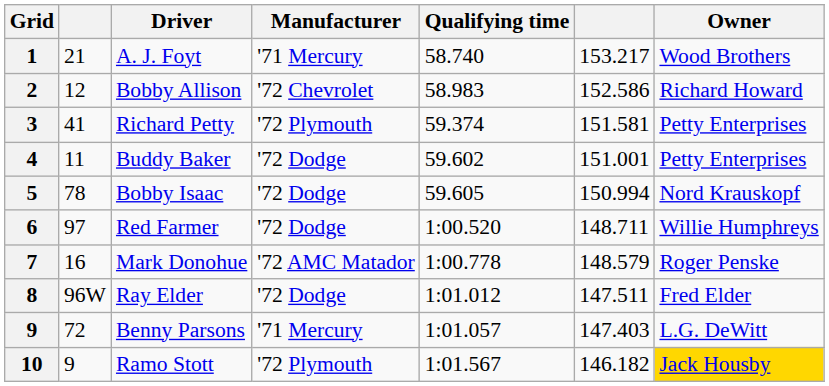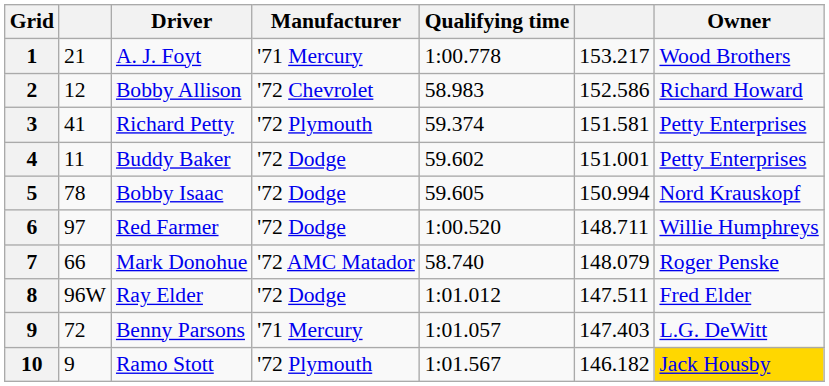(454, 55) 58.740 -> (463, 55) 1:00.778
(75, 261) 16 -> (75, 261) 66
(463, 261) 1:00.778 -> (454, 261) 58.740
(614, 261) 148.579 -> (614, 261) 148.079
